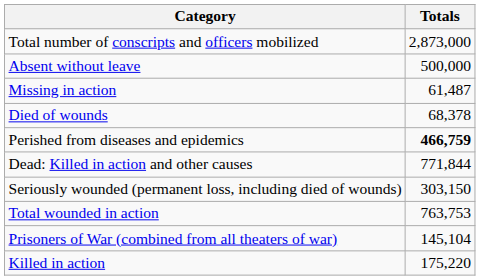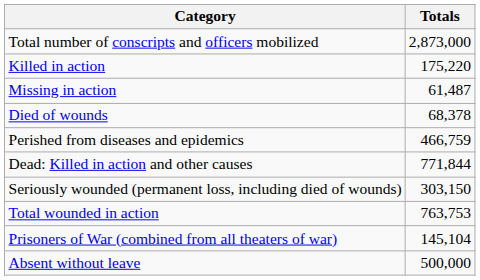rows swapped: (57, 262) <-> (75, 66)
(446, 139) bold -> (446, 139) normal
